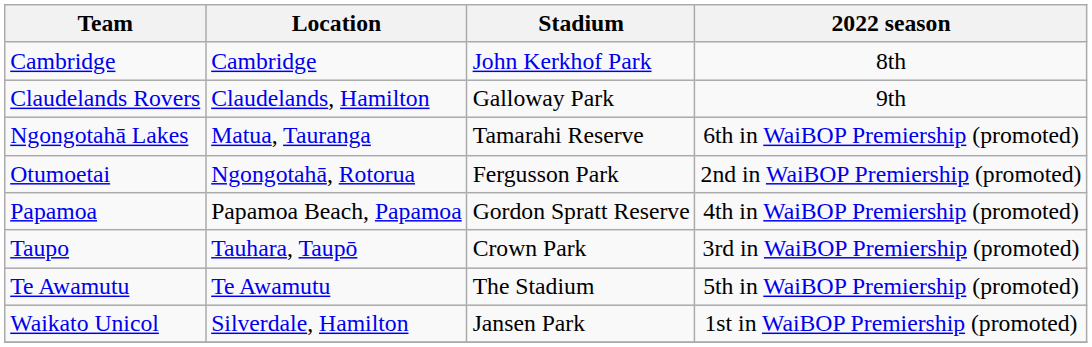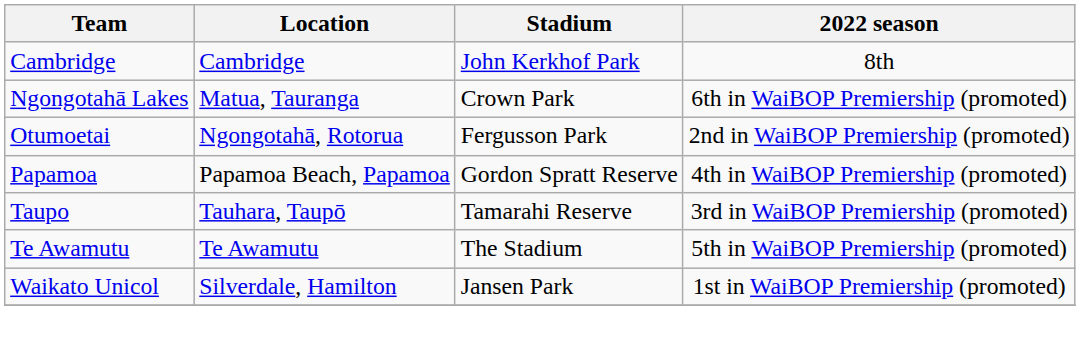- row: (105, 98)
(558, 135) Tamarahi Reserve -> (518, 98) Crown Park
(530, 248) Crown Park -> (546, 211) Tamarahi Reserve
